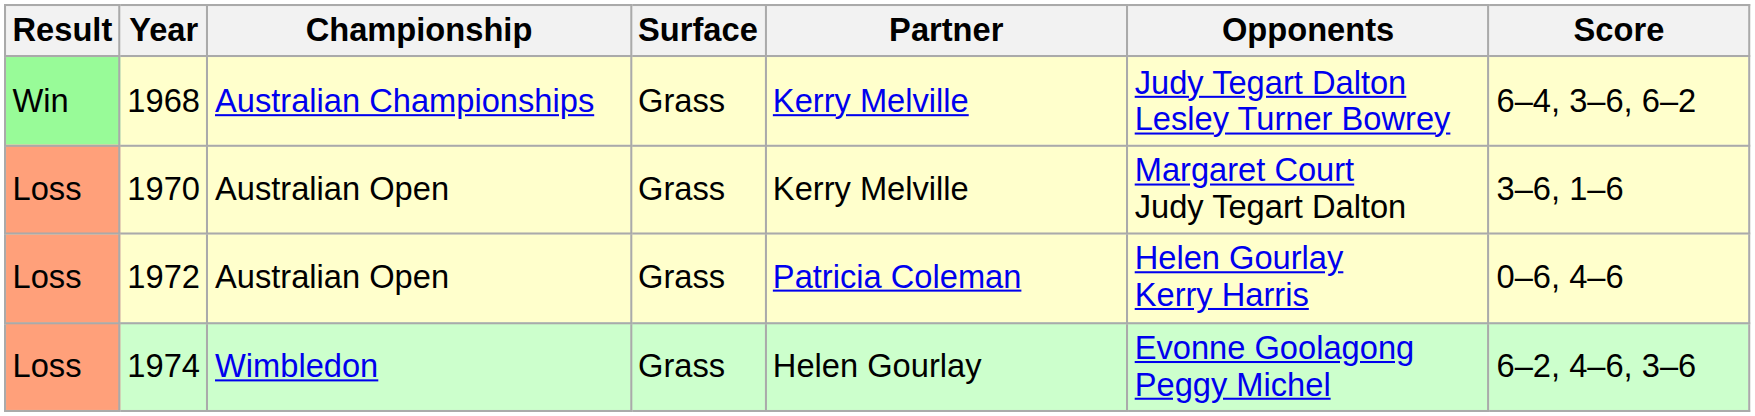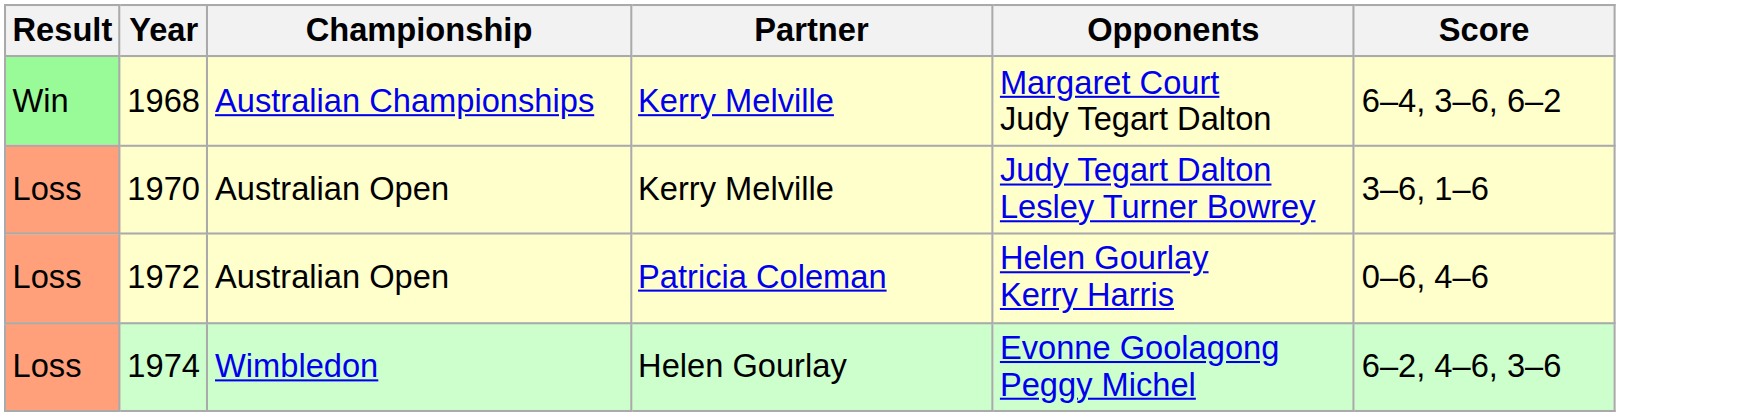- column: (698, 30)
(1293, 100) Judy Tegart Dalton Lesley Turner Bowrey -> (1136, 100) Margaret Court Judy Tegart Dalton
(1270, 188) Margaret Court Judy Tegart Dalton -> (1158, 188) Judy Tegart Dalton Lesley Turner Bowrey
